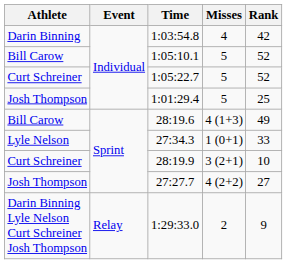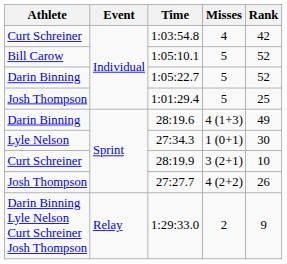(44, 36) Darin Binning -> (45, 36) Curt Schreiner
(45, 78) Curt Schreiner -> (44, 78) Darin Binning
(35, 119) Bill Carow -> (44, 119) Darin Binning
(264, 140) 33 -> (264, 140) 30
(264, 182) 27 -> (264, 182) 26
